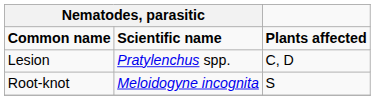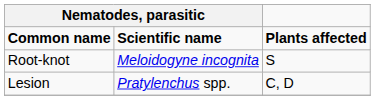rows swapped: (29, 60) <-> (39, 83)
